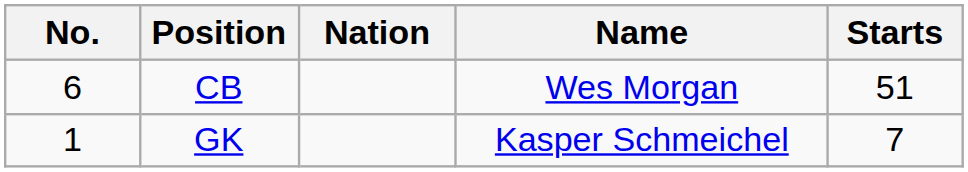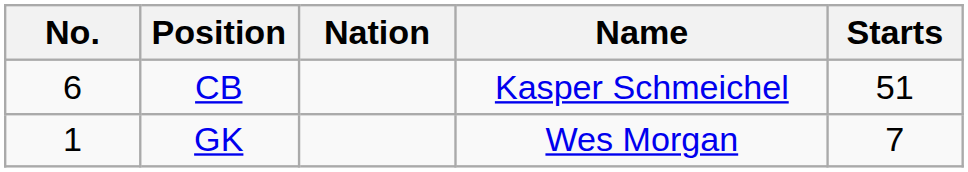(642, 86) Wes Morgan -> (642, 86) Kasper Schmeichel
(642, 140) Kasper Schmeichel -> (642, 140) Wes Morgan
